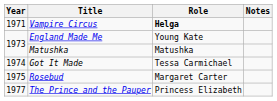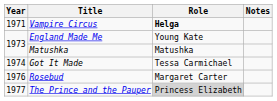(16, 77) 1975 -> (16, 77) 1976
(198, 90) no background -> (198, 90) lightgrey background
